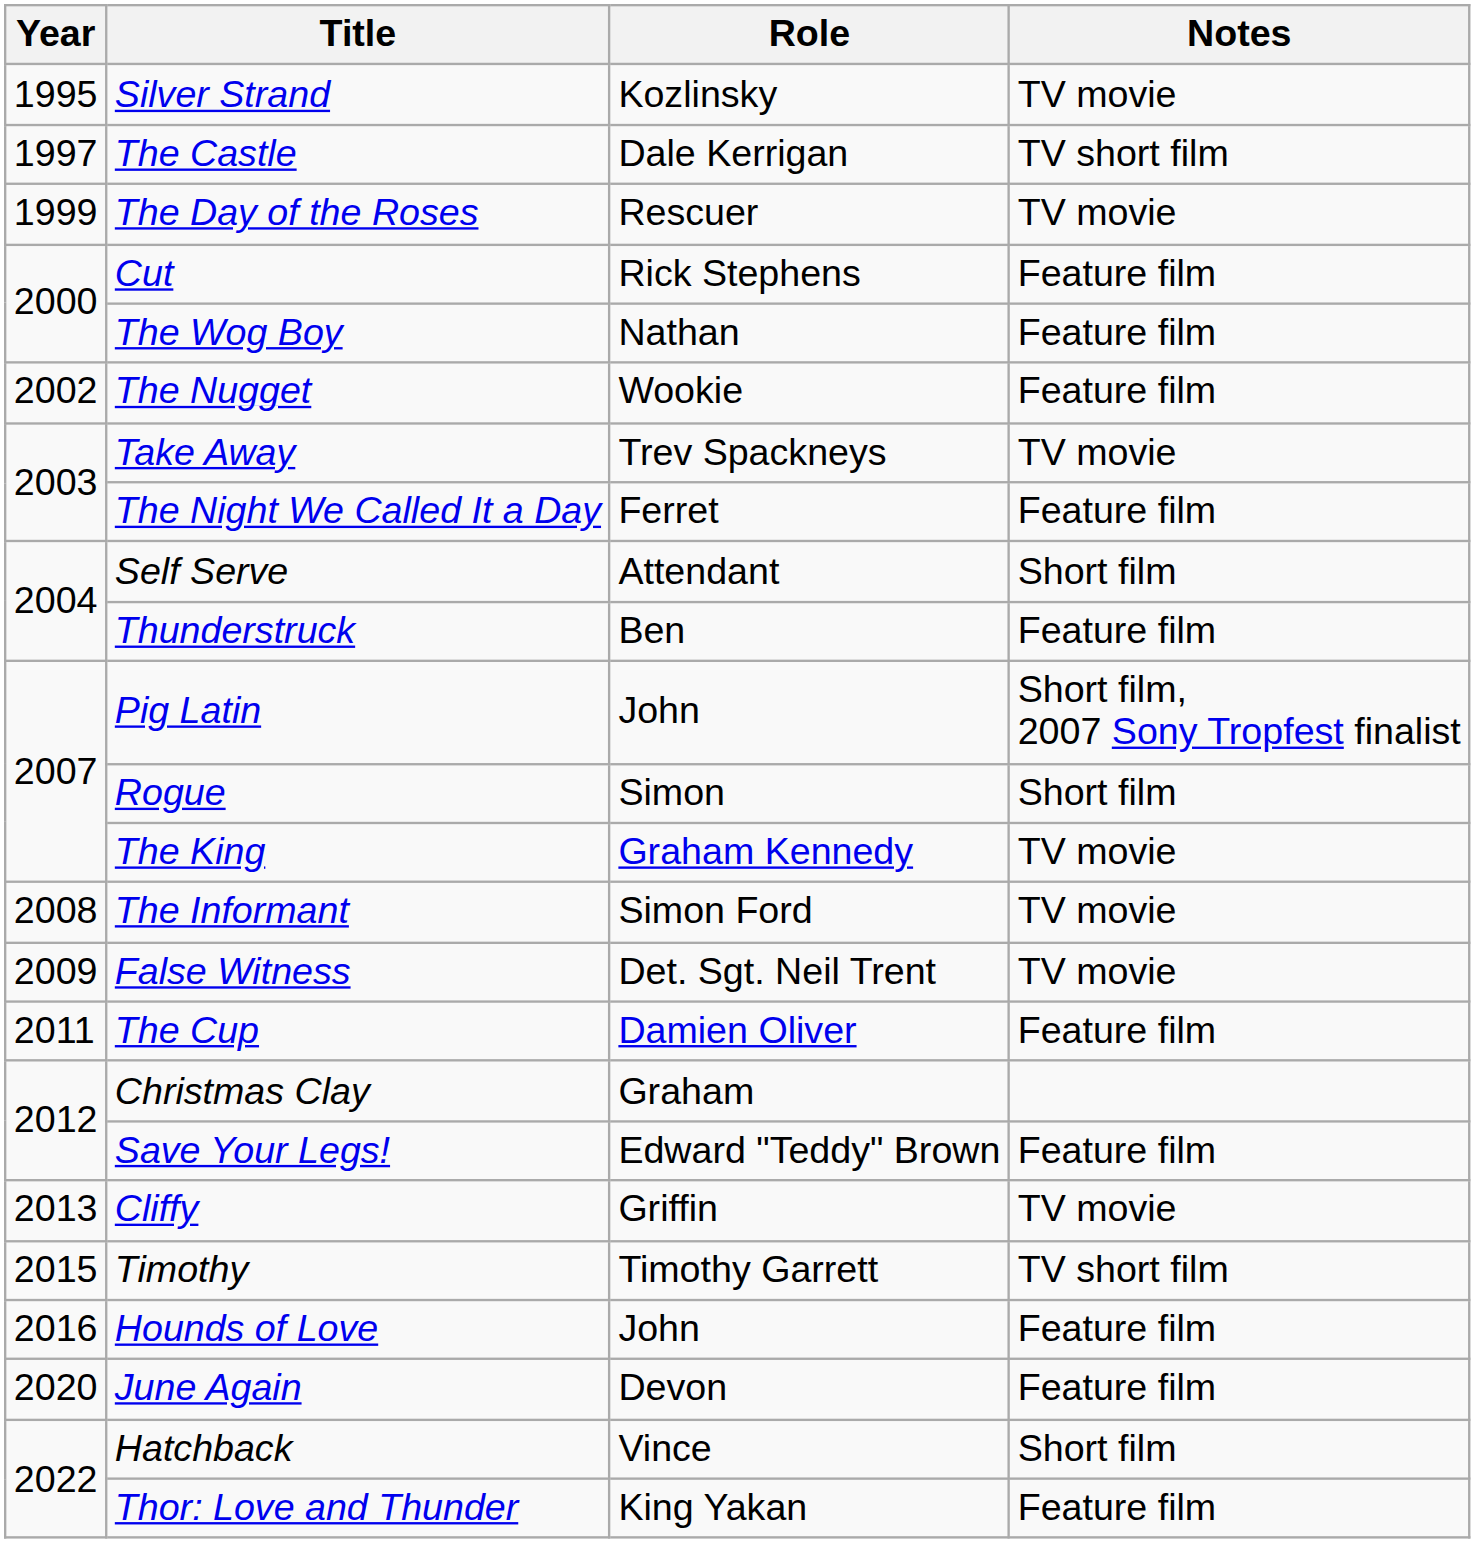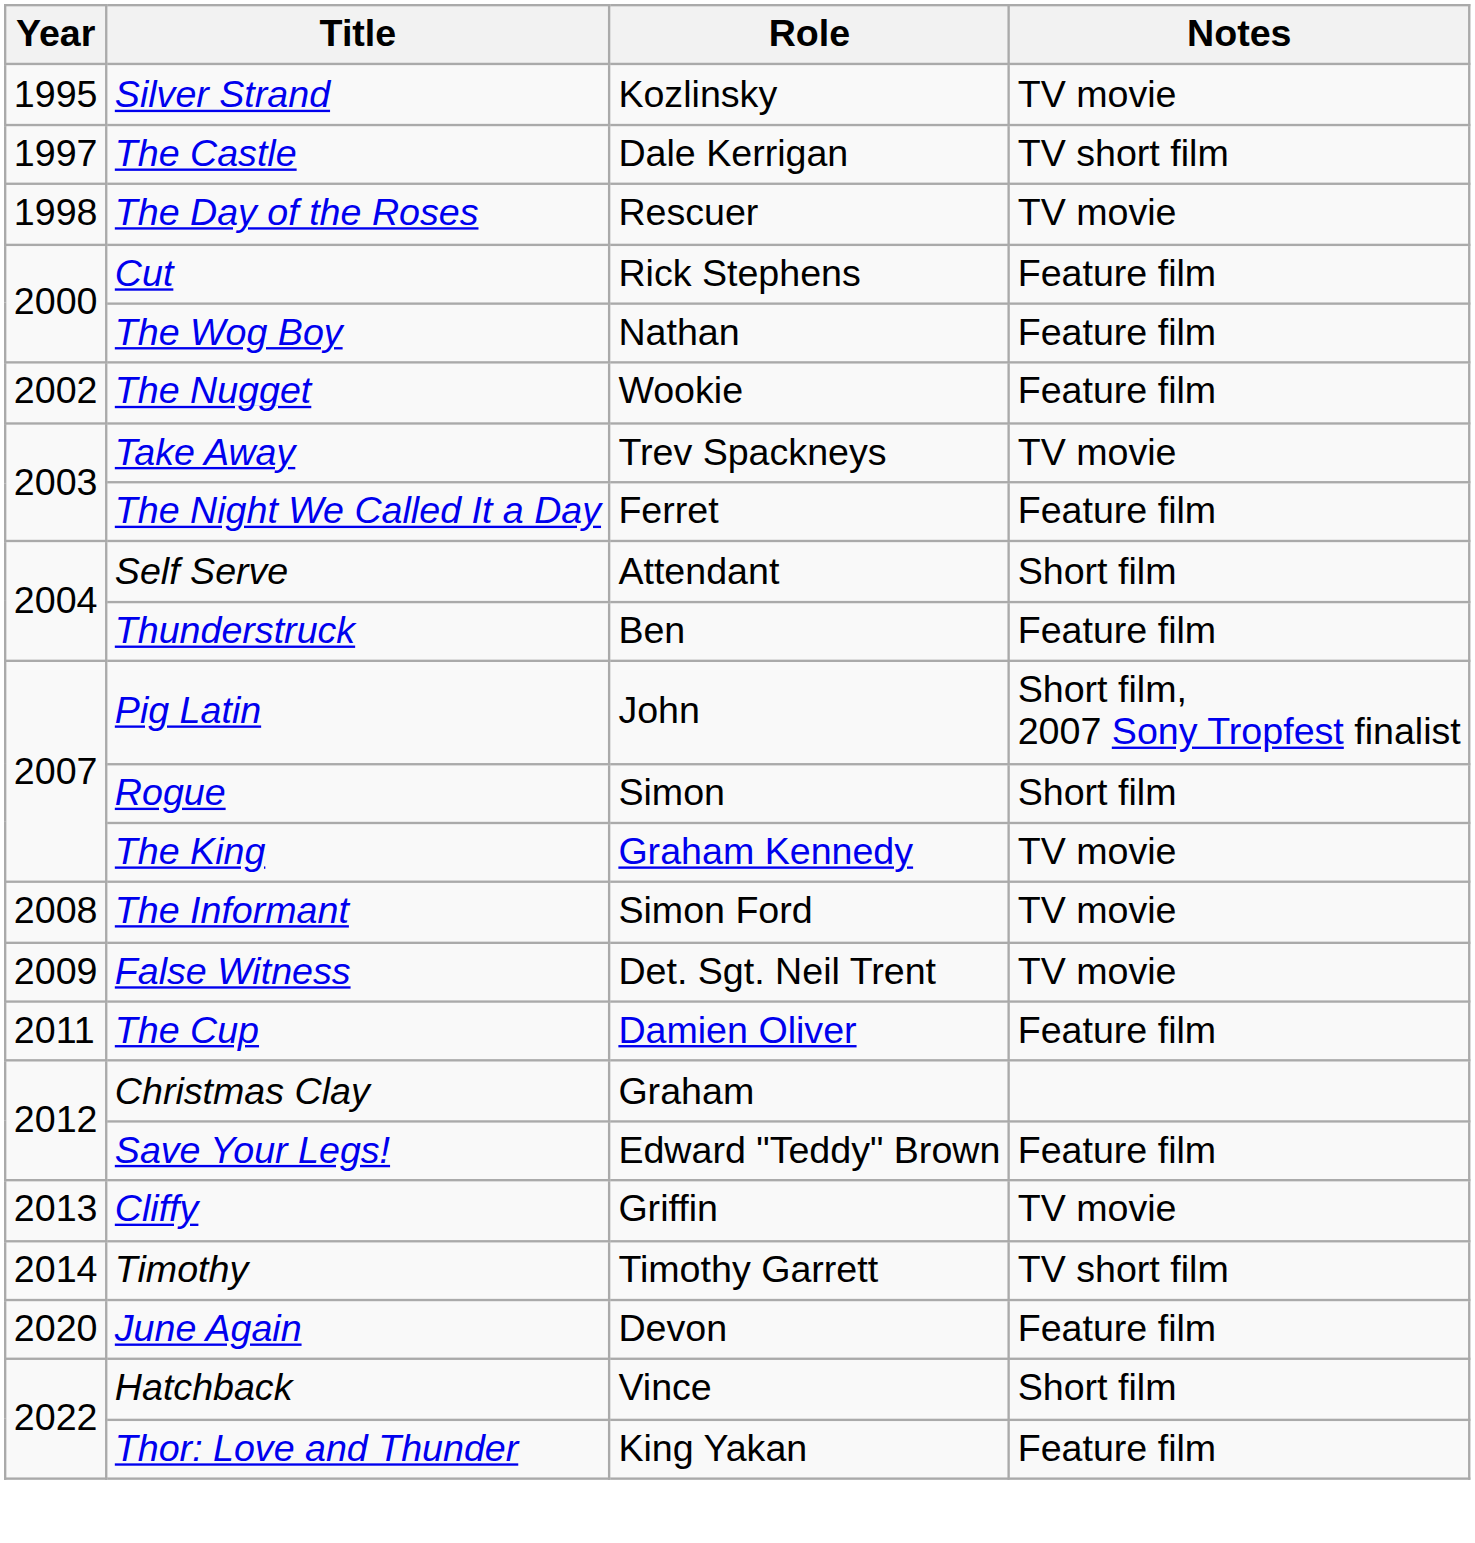(56, 213) 1999 -> (56, 213) 1998
(56, 1269) 2015 -> (56, 1269) 2014
- row: (247, 1328)
